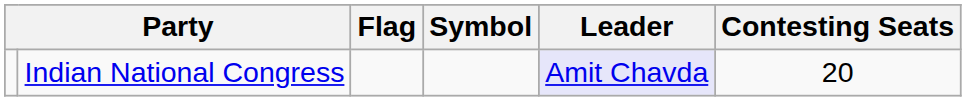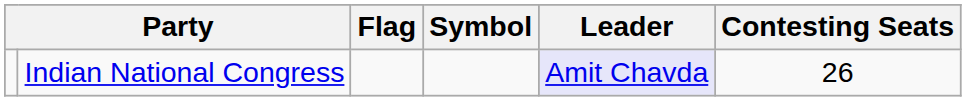(838, 72) 20 -> (838, 72) 26
